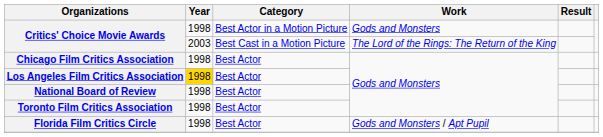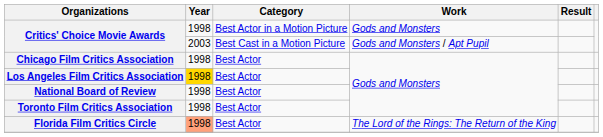(454, 44) The Lord of the Rings: The Return of the King -> (420, 44) Gods and Monsters / Apt Pupil
(199, 124) no background -> (199, 124) lightsalmon background
(420, 124) Gods and Monsters / Apt Pupil -> (454, 124) The Lord of the Rings: The Return of the King
